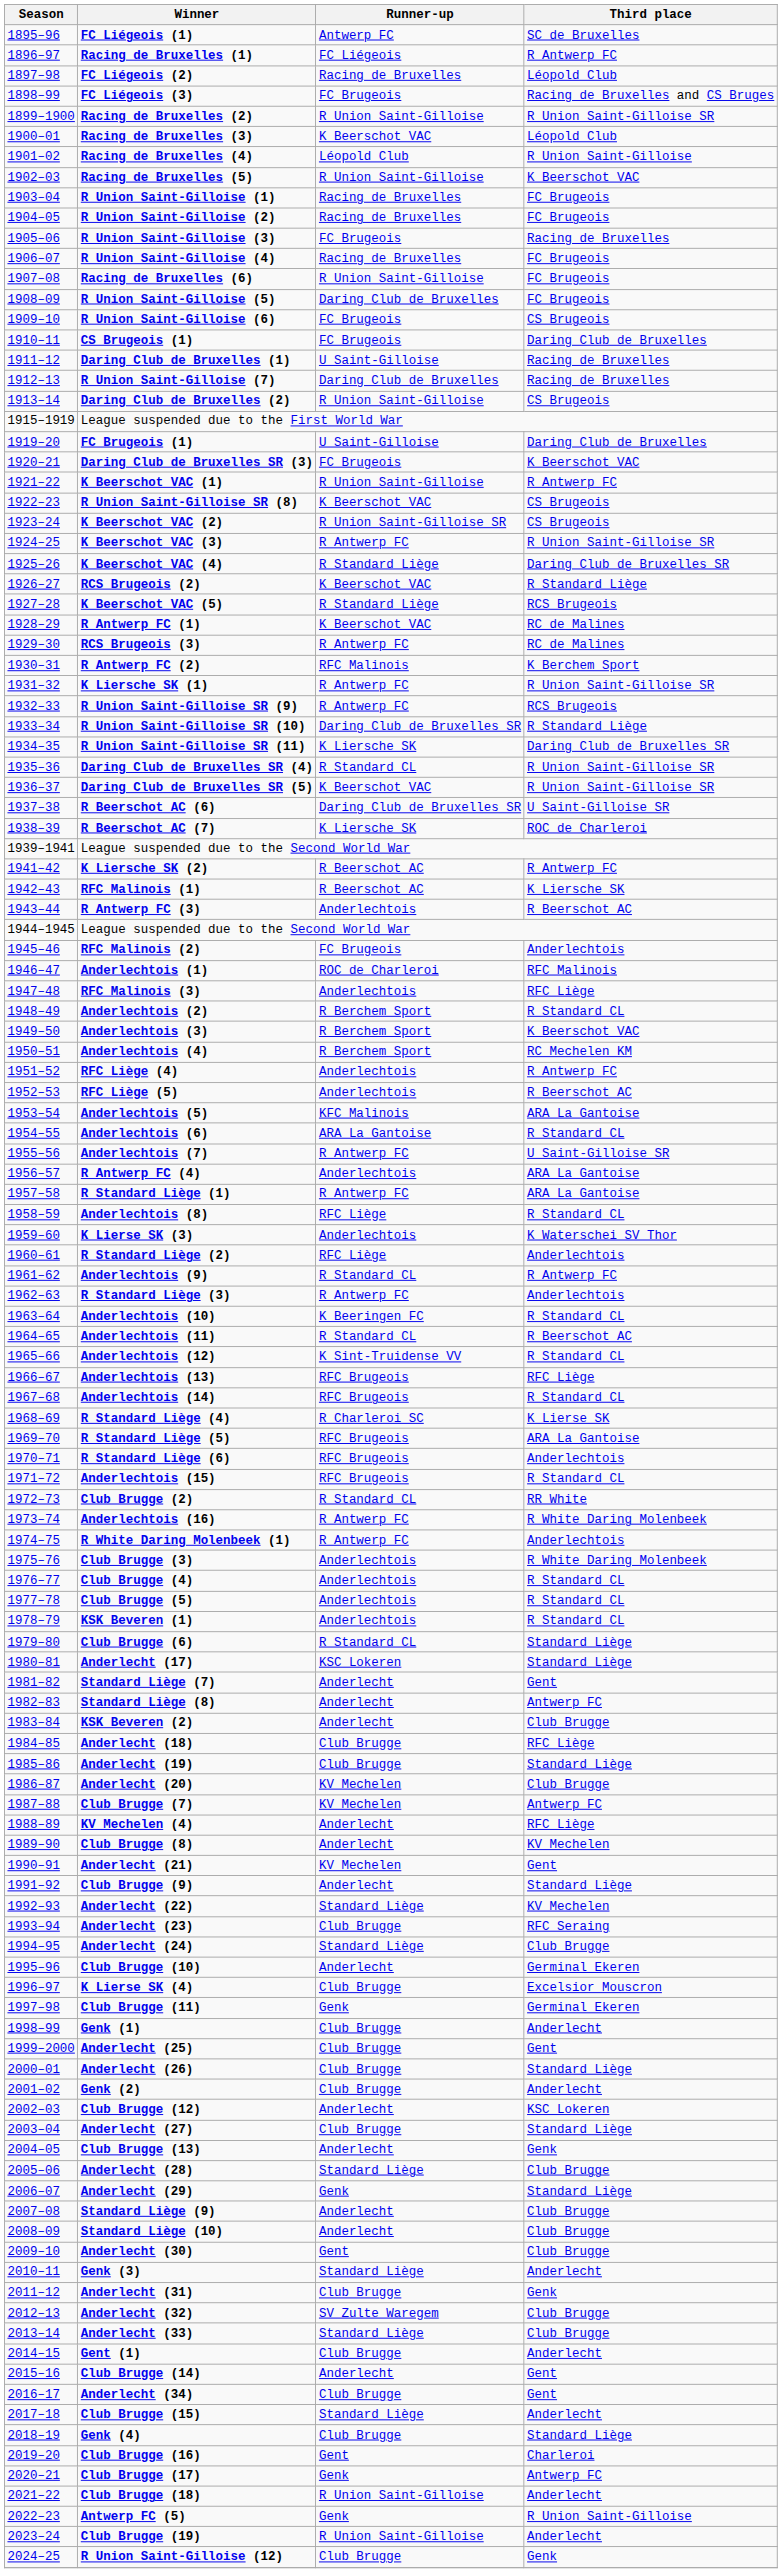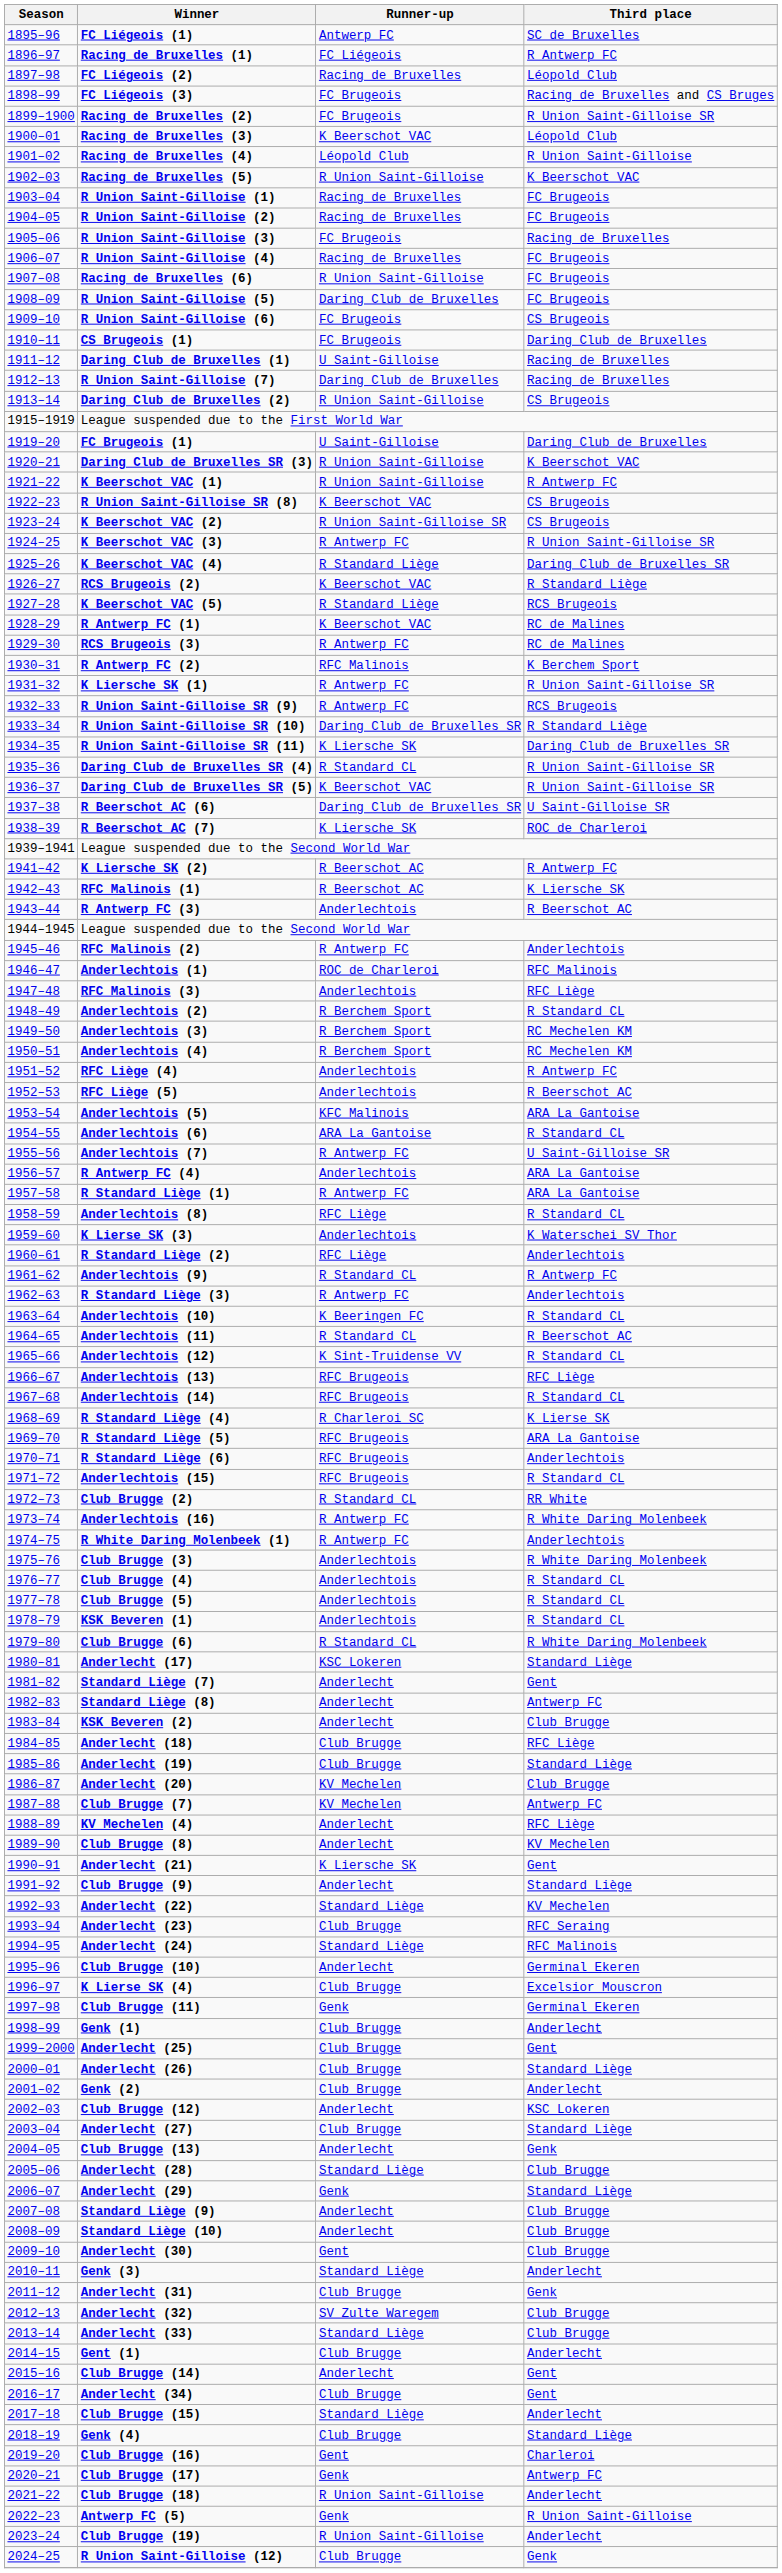(401, 116) R Union Saint-Gilloise -> (360, 116) FC Brugeois
(360, 462) FC Brugeois -> (401, 462) R Union Saint-Gilloise
(360, 950) FC Brugeois -> (364, 950) R Antwerp FC
(583, 1032) K Beerschot VAC -> (580, 1032) RC Mechelen KM
(580, 1642) Standard Liège -> (617, 1642) R White Daring Molenbeek
(360, 1866) KV Mechelen -> (368, 1866) K Liersche SK
(568, 1947) Club Brugge -> (572, 1947) RFC Malinois
